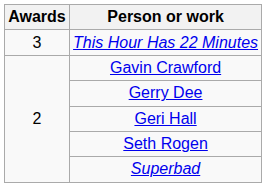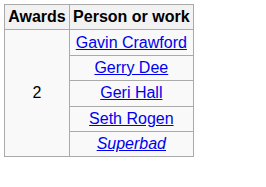- row: (166, 42)
